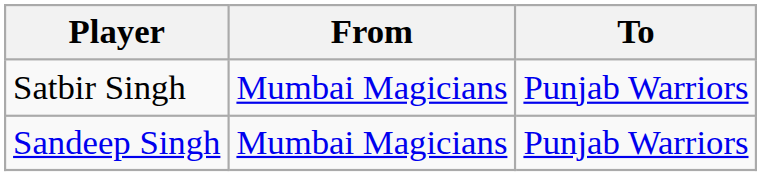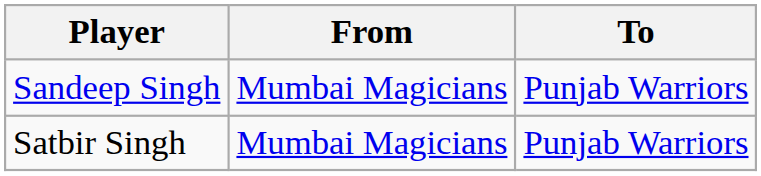rows swapped: (117, 142) <-> (99, 87)
